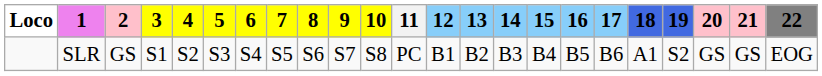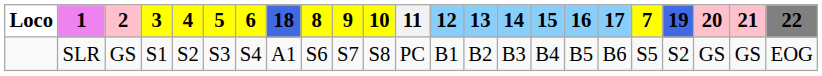columns swapped: (282, 20) <-> (645, 20)
